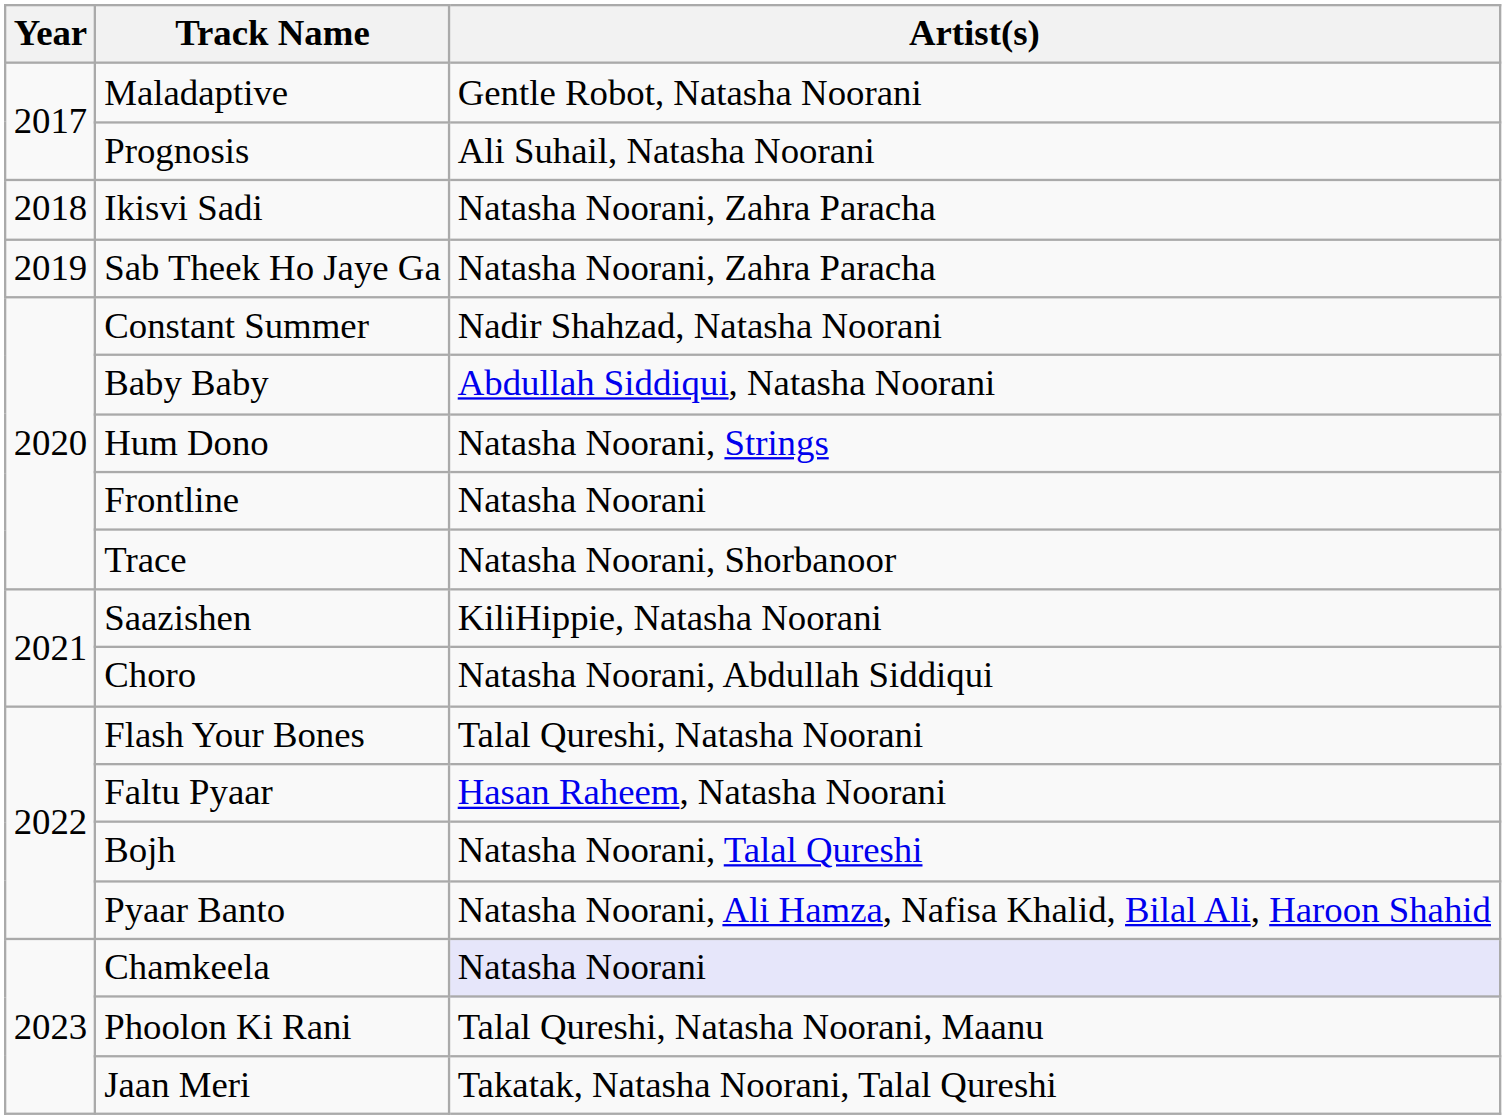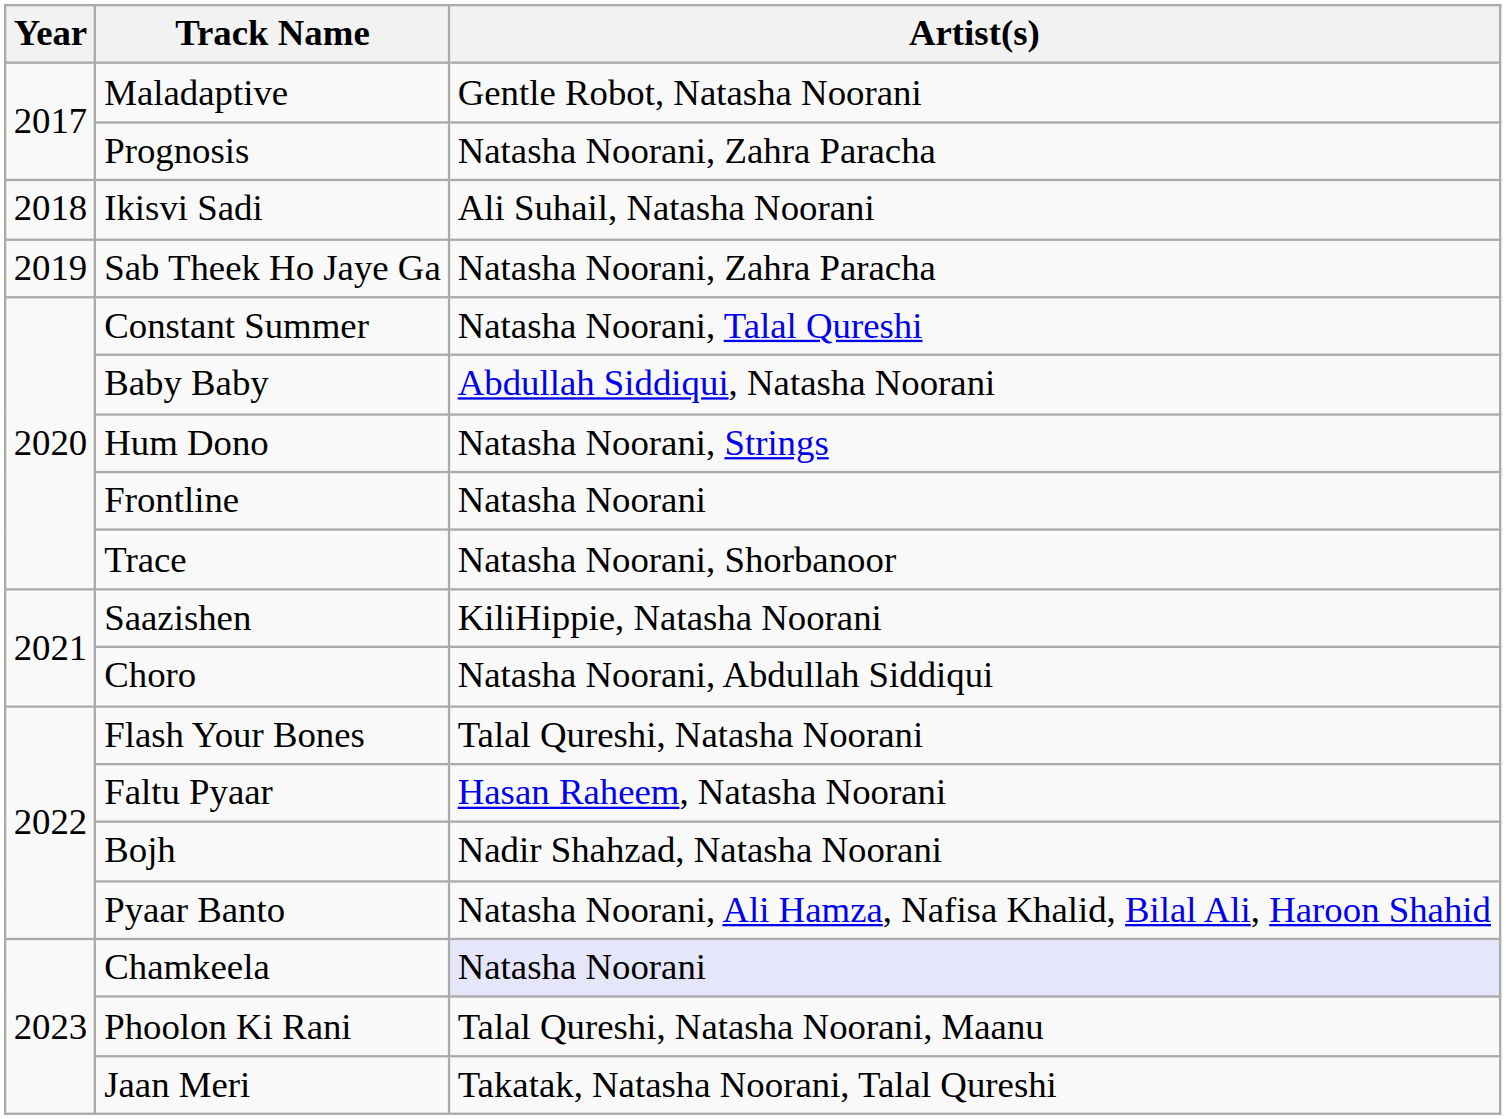(666, 150) Ali Suhail, Natasha Noorani -> (697, 150) Natasha Noorani, Zahra Paracha
(697, 208) Natasha Noorani, Zahra Paracha -> (666, 208) Ali Suhail, Natasha Noorani
(700, 325) Nadir Shahzad, Natasha Noorani -> (690, 325) Natasha Noorani, Talal Qureshi
(690, 850) Natasha Noorani, Talal Qureshi -> (700, 850) Nadir Shahzad, Natasha Noorani
